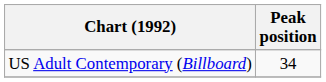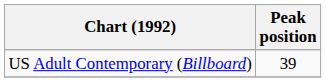(288, 63) 34 -> (288, 63) 39
